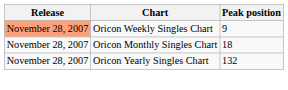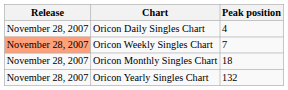+ row: (149, 28)
(225, 28) 9 -> (225, 45) 7
